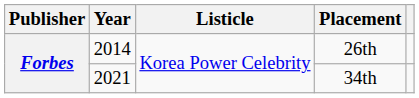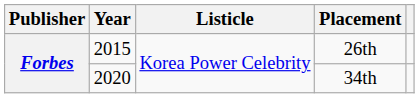(112, 48) 2014 -> (112, 48) 2015
(112, 78) 2021 -> (112, 78) 2020
